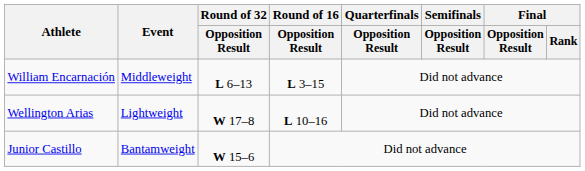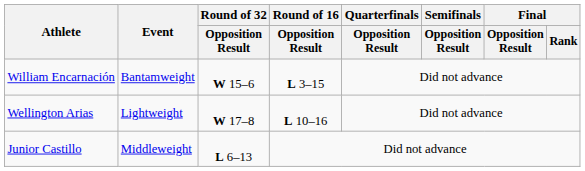(156, 77) Middleweight -> (158, 77) Bantamweight
(234, 85) L 6–13 -> (234, 85) W 15–6
(158, 149) Bantamweight -> (156, 149) Middleweight
(234, 156) W 15–6 -> (234, 156) L 6–13
